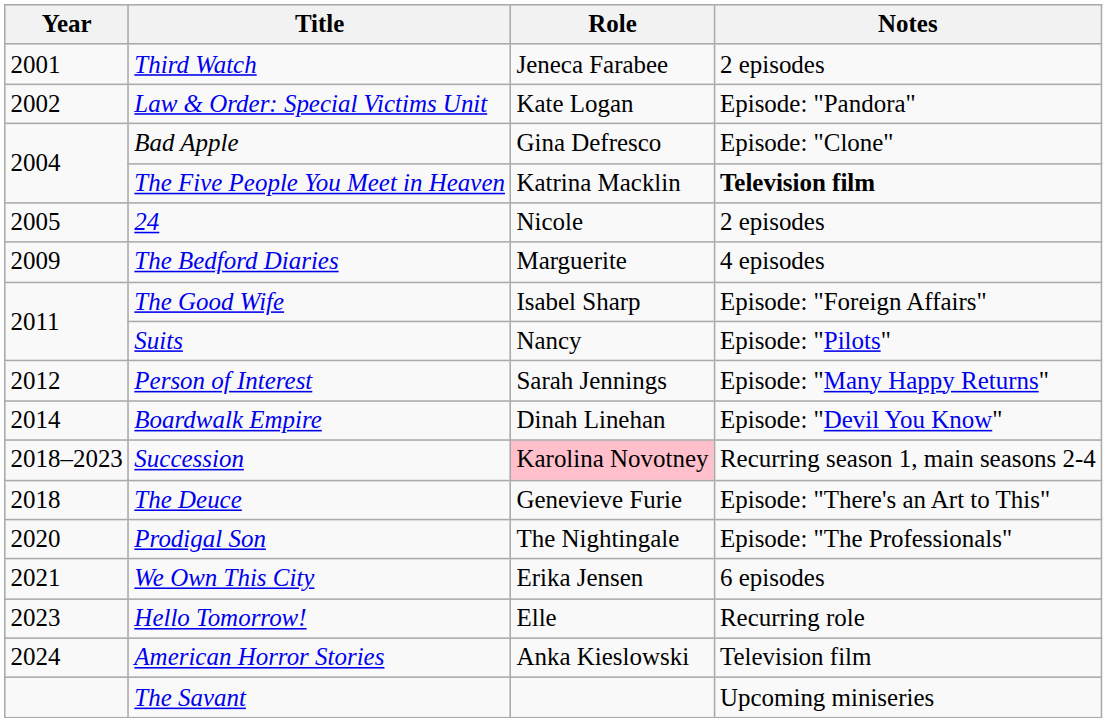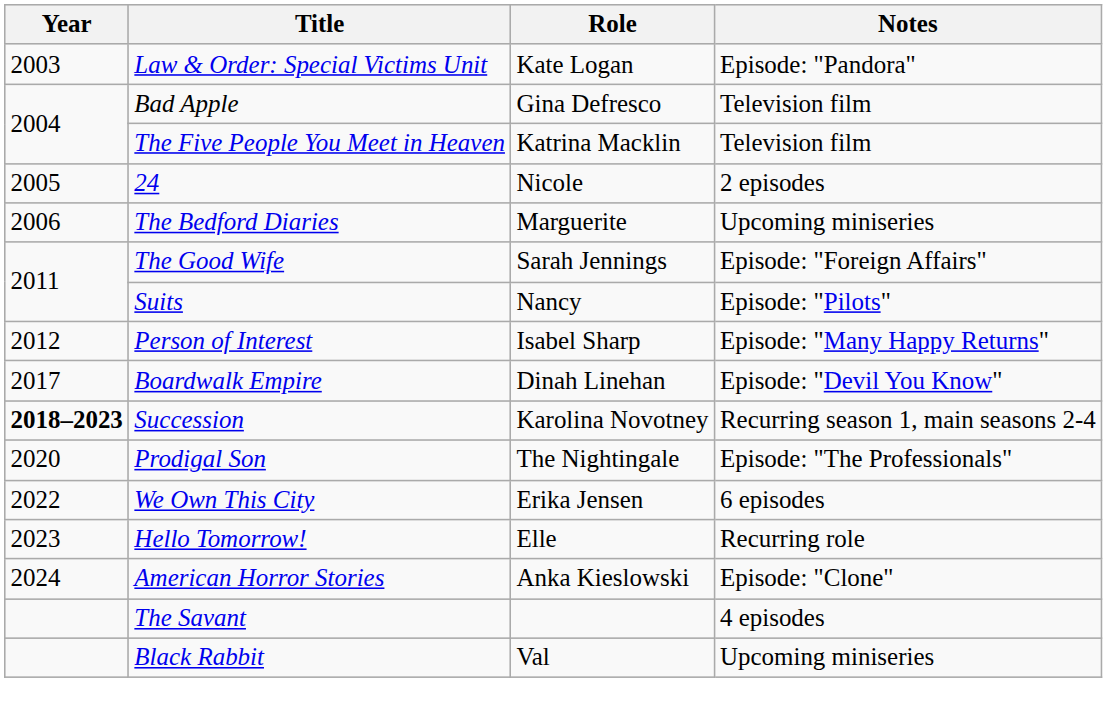- row: (196, 63)
(35, 103) 2002 -> (35, 63) 2003
(807, 143) Episode: "Clone" -> (796, 103) Television film
(798, 182) bold -> (796, 143) normal
(35, 261) 2009 -> (35, 222) 2006
(772, 261) 4 episodes -> (827, 222) Upcoming miniseries
(578, 301) Isabel Sharp -> (592, 261) Sarah Jennings
(592, 380) Sarah Jennings -> (578, 340) Isabel Sharp
(35, 420) 2014 -> (35, 380) 2017
(67, 459) normal -> (67, 420) bold
(612, 459) pink background -> (612, 420) no background
- row: (188, 499)
(35, 578) 2021 -> (35, 499) 2022
(796, 657) Television film -> (807, 578) Episode: "Clone"
(827, 697) Upcoming miniseries -> (772, 618) 4 episodes
+ row: (199, 657)
